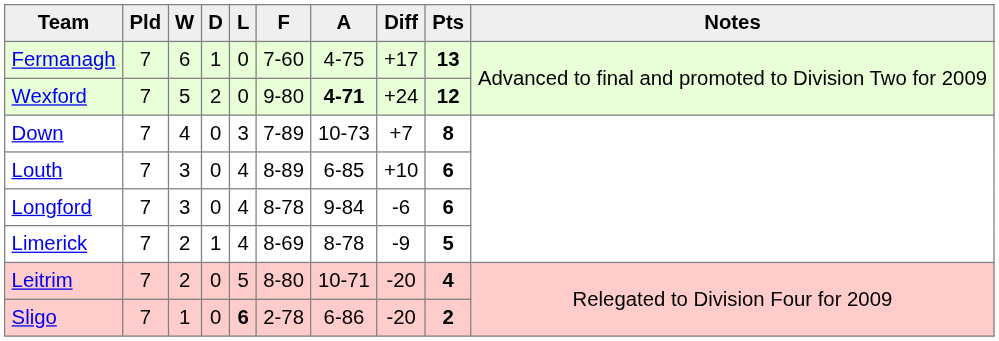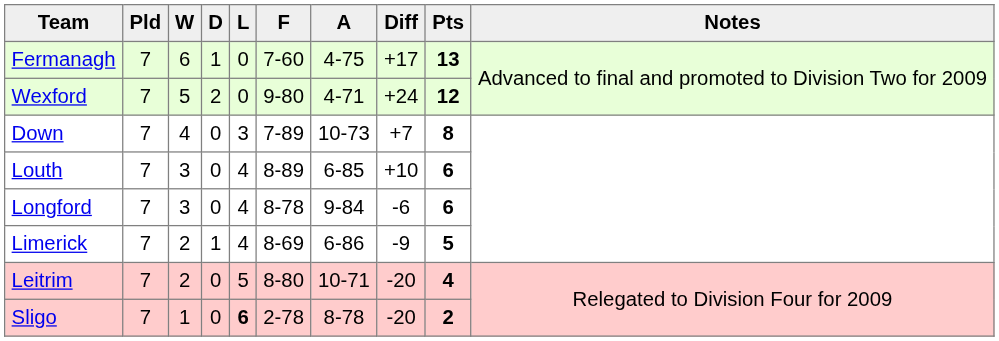(344, 96) bold -> (344, 96) normal
(344, 243) 8-78 -> (344, 243) 6-86
(344, 317) 6-86 -> (344, 317) 8-78
